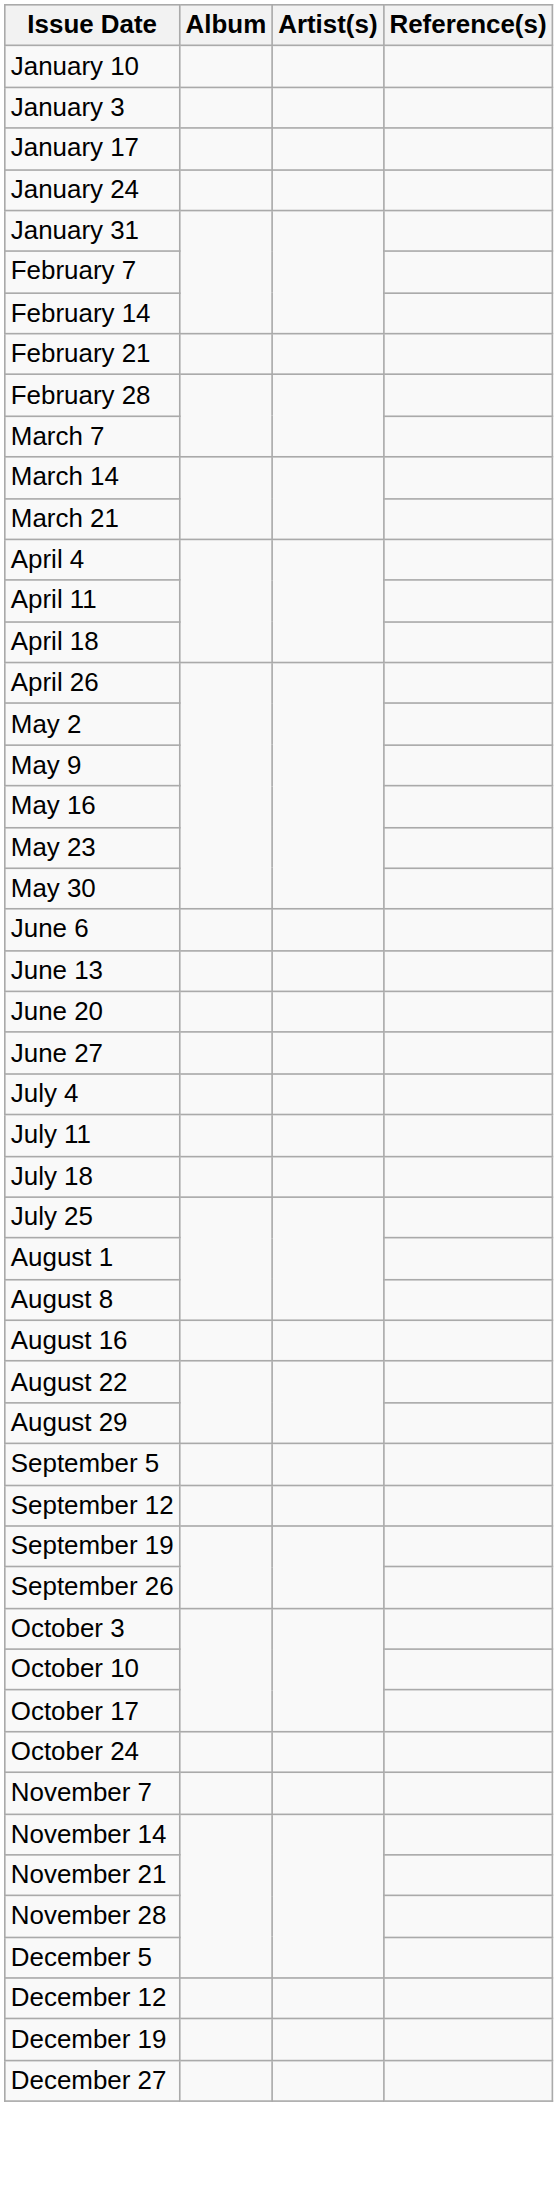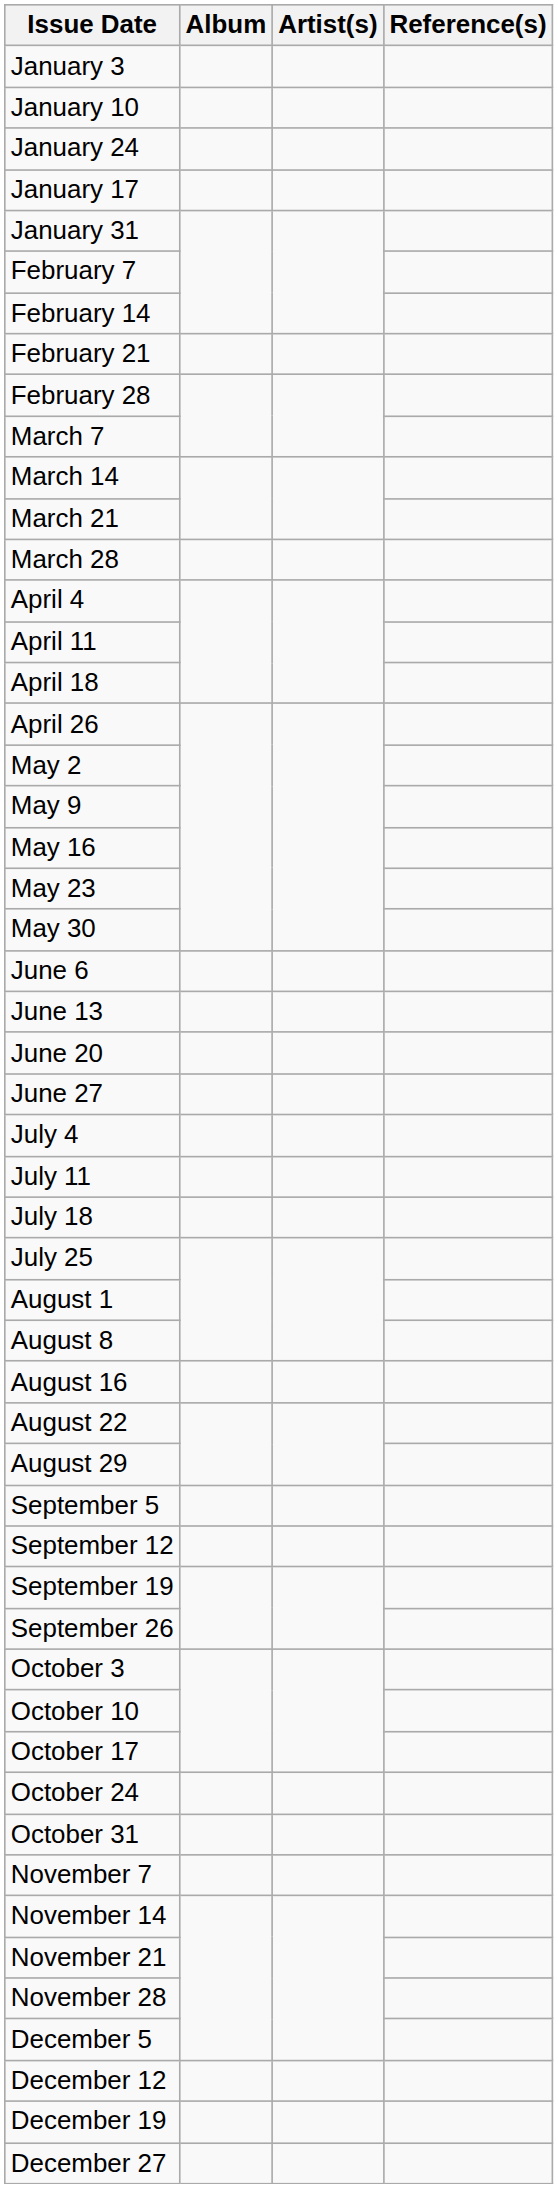rows swapped: (68, 107) <-> (75, 66)
rows swapped: (75, 148) <-> (75, 189)
+ row: (65, 559)
+ row: (75, 1833)
